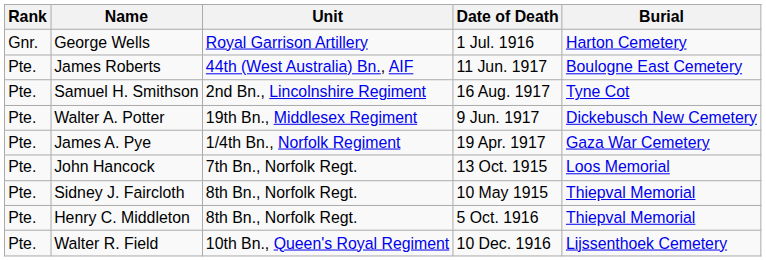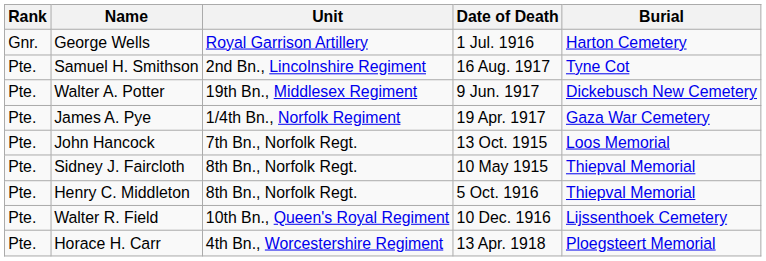- row: (107, 67)
+ row: (107, 243)
